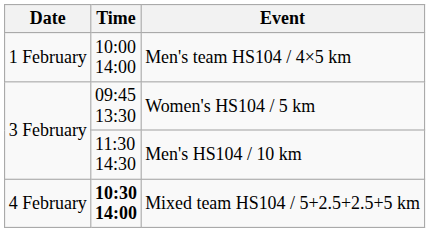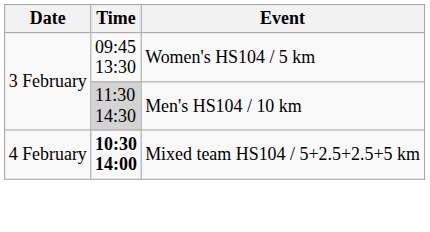- row: (248, 57)
(116, 154) no background -> (116, 105) lightgrey background
